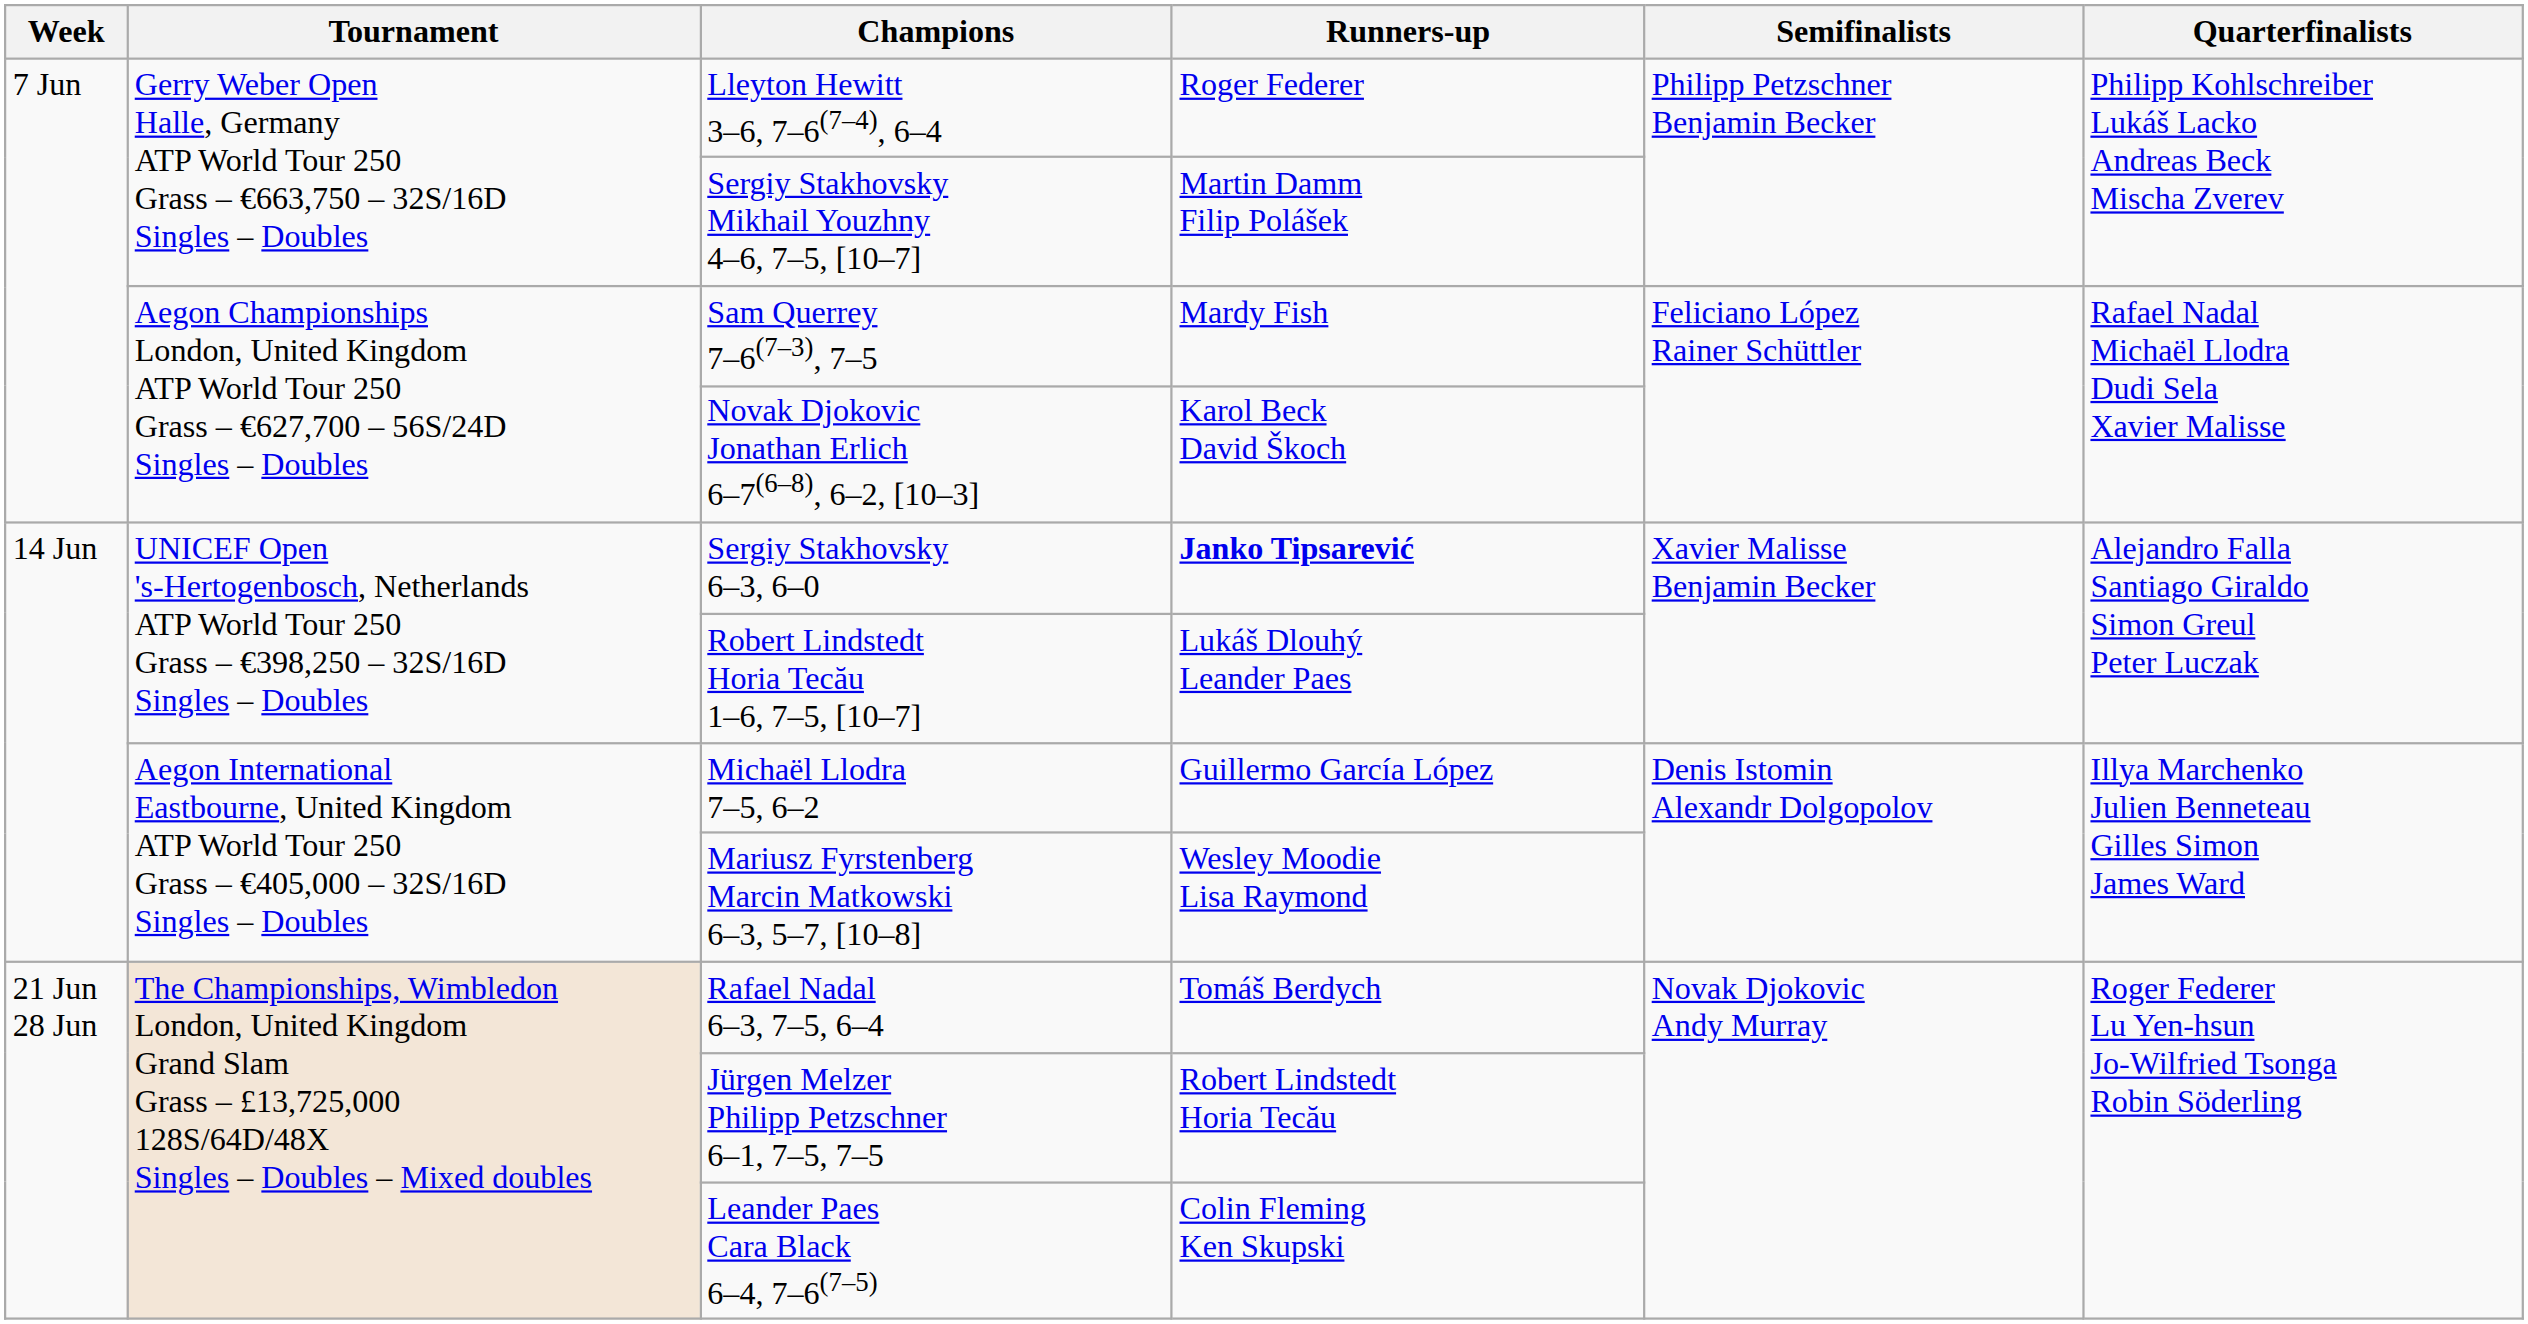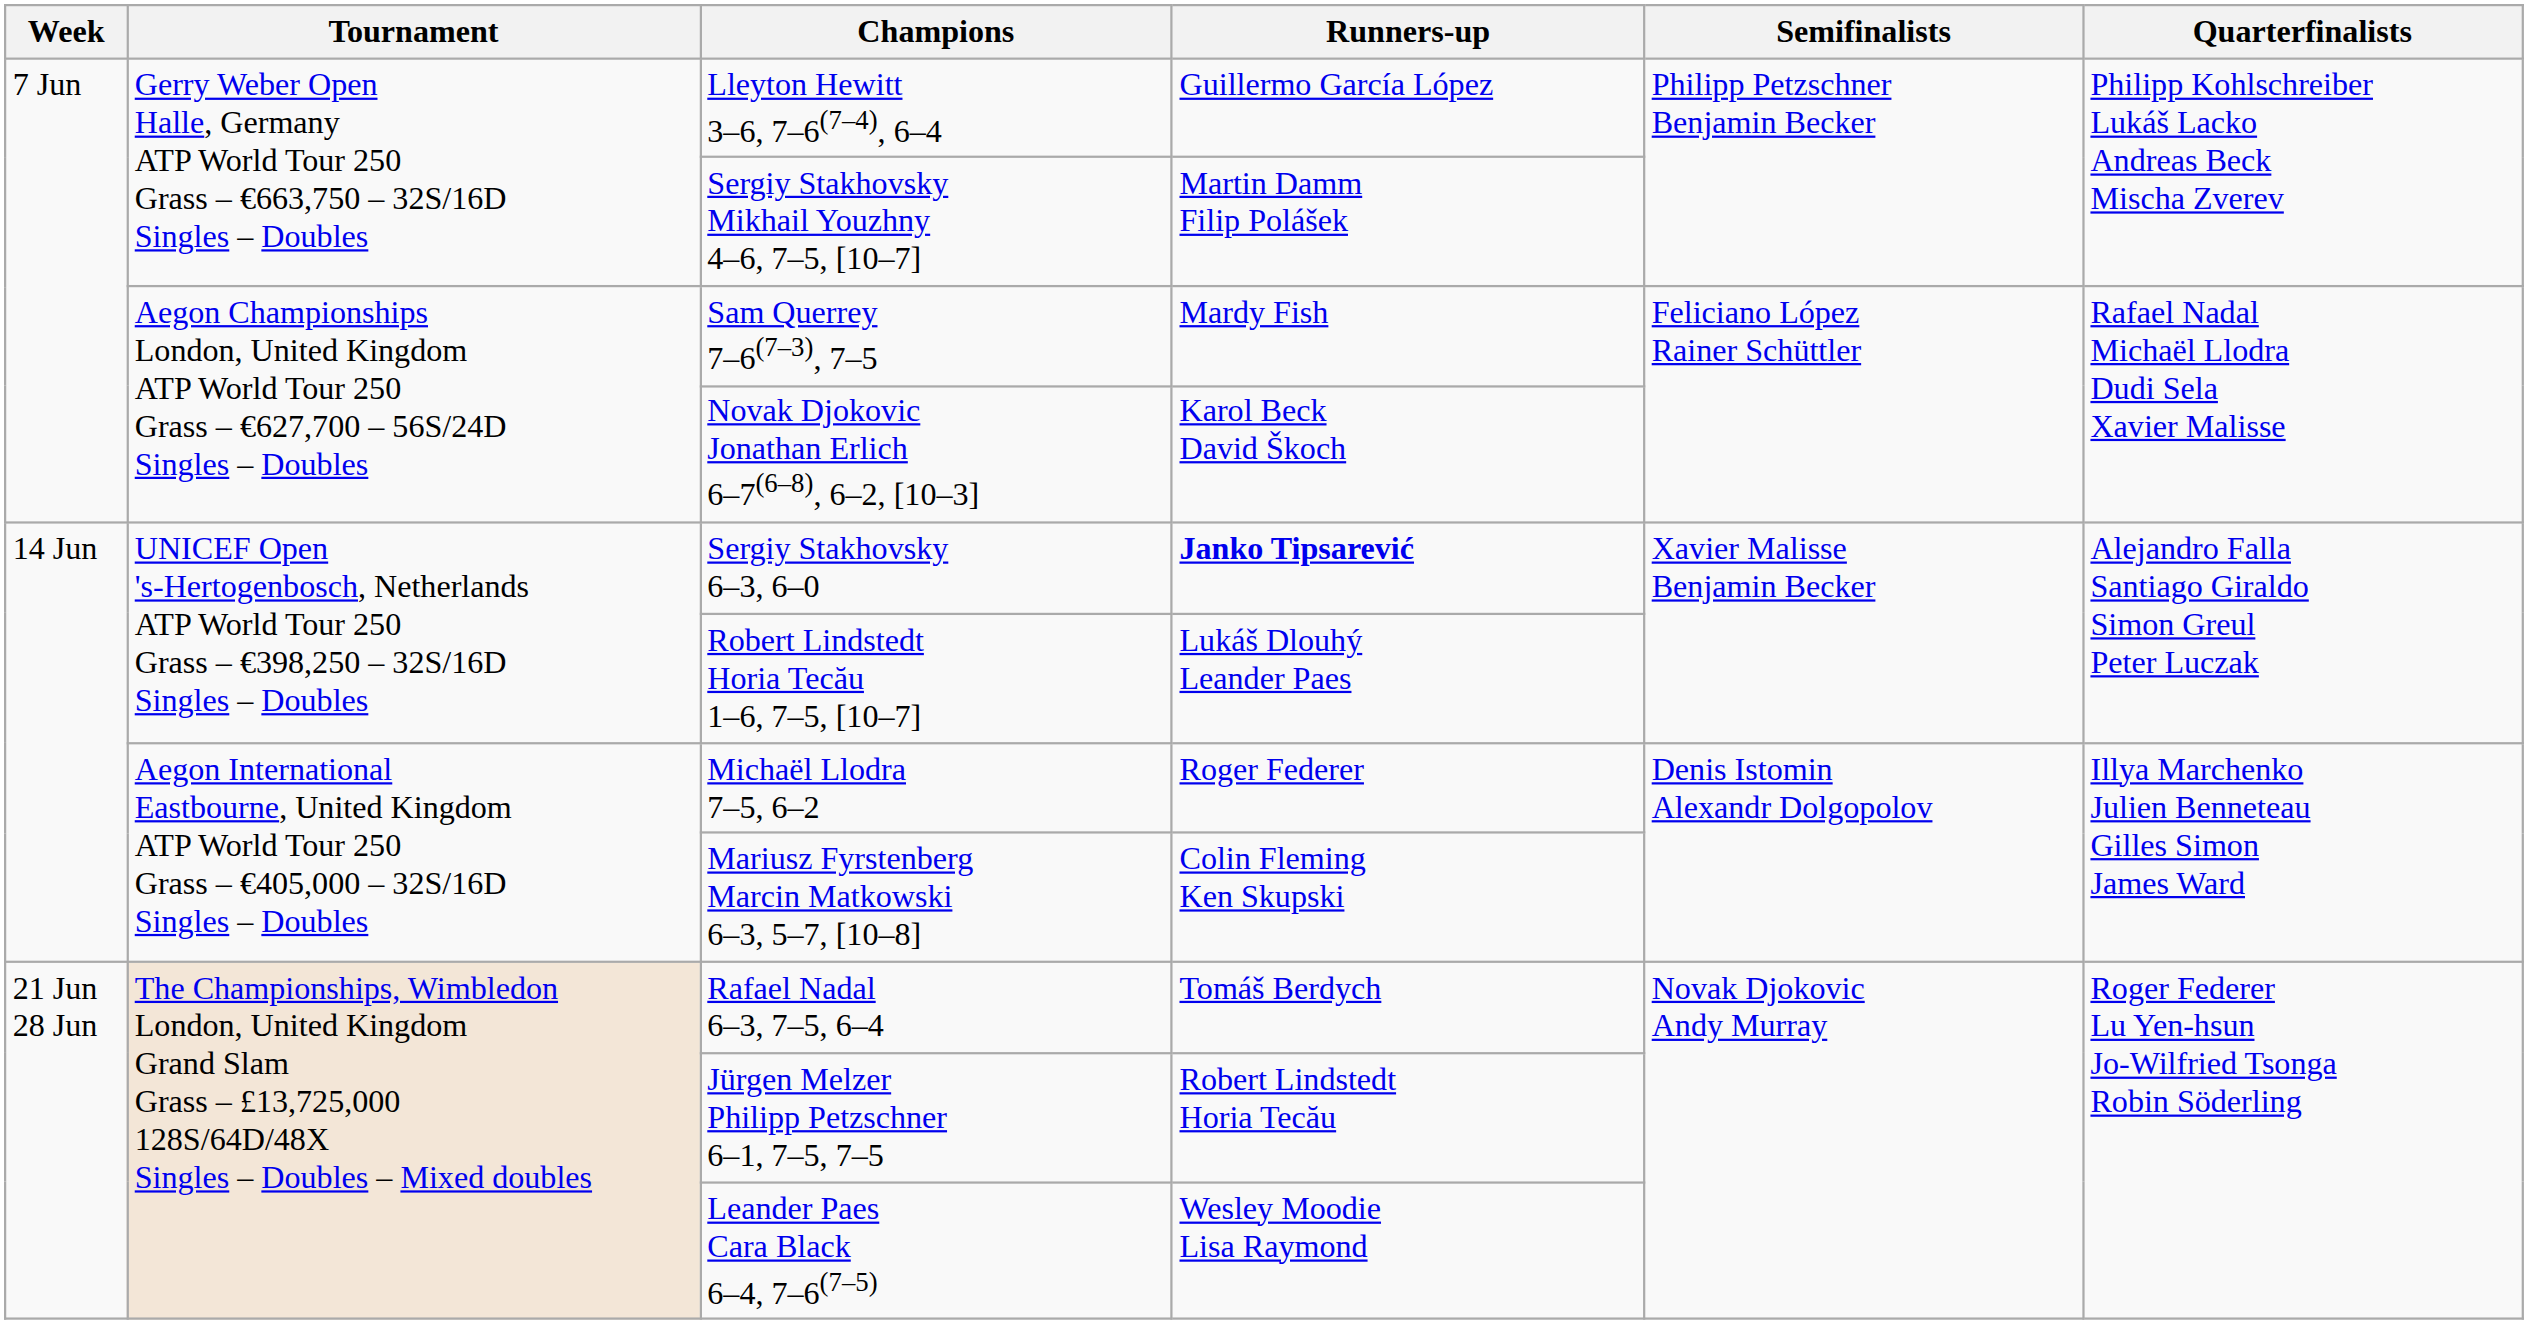(1272, 84) Roger Federer -> (1336, 84) Guillermo García López
(1336, 768) Guillermo García López -> (1272, 768) Roger Federer
(1280, 878) Wesley Moodie Lisa Raymond -> (1273, 878) Colin Fleming Ken Skupski
(1273, 1226) Colin Fleming Ken Skupski -> (1280, 1226) Wesley Moodie Lisa Raymond
